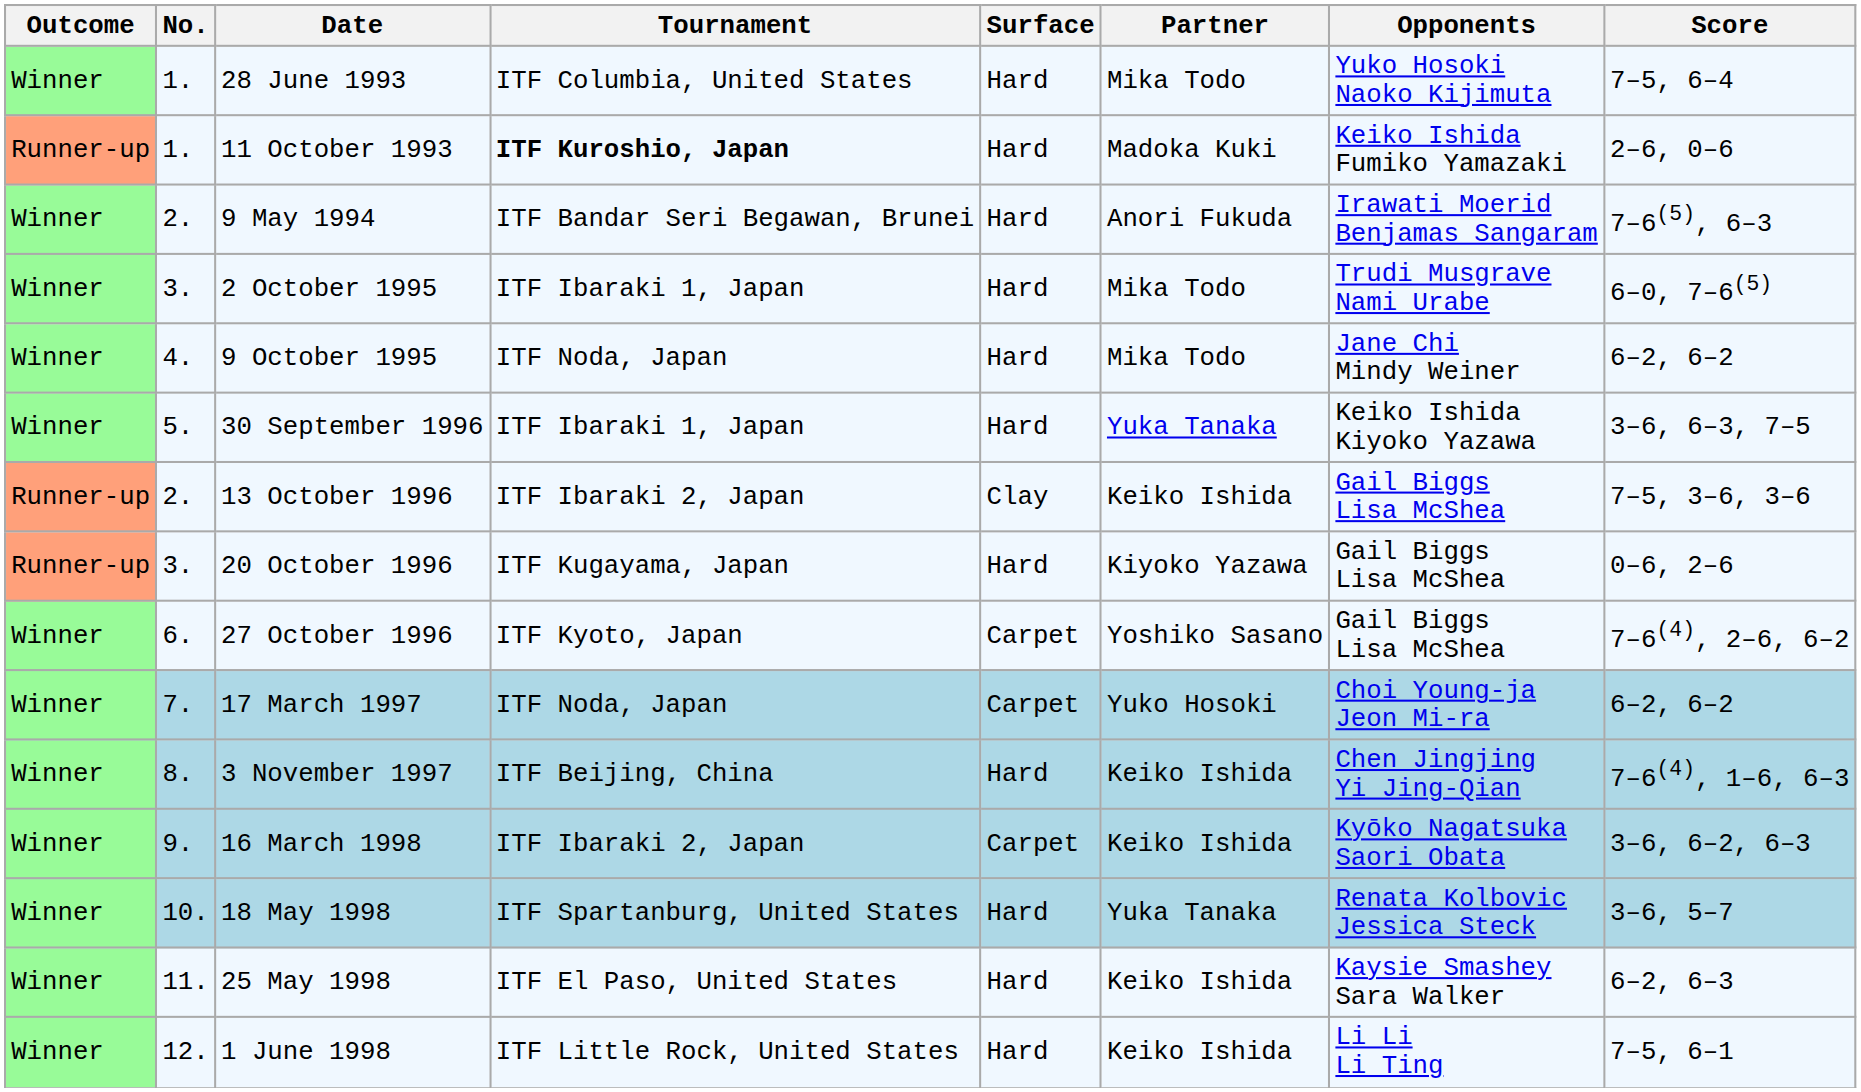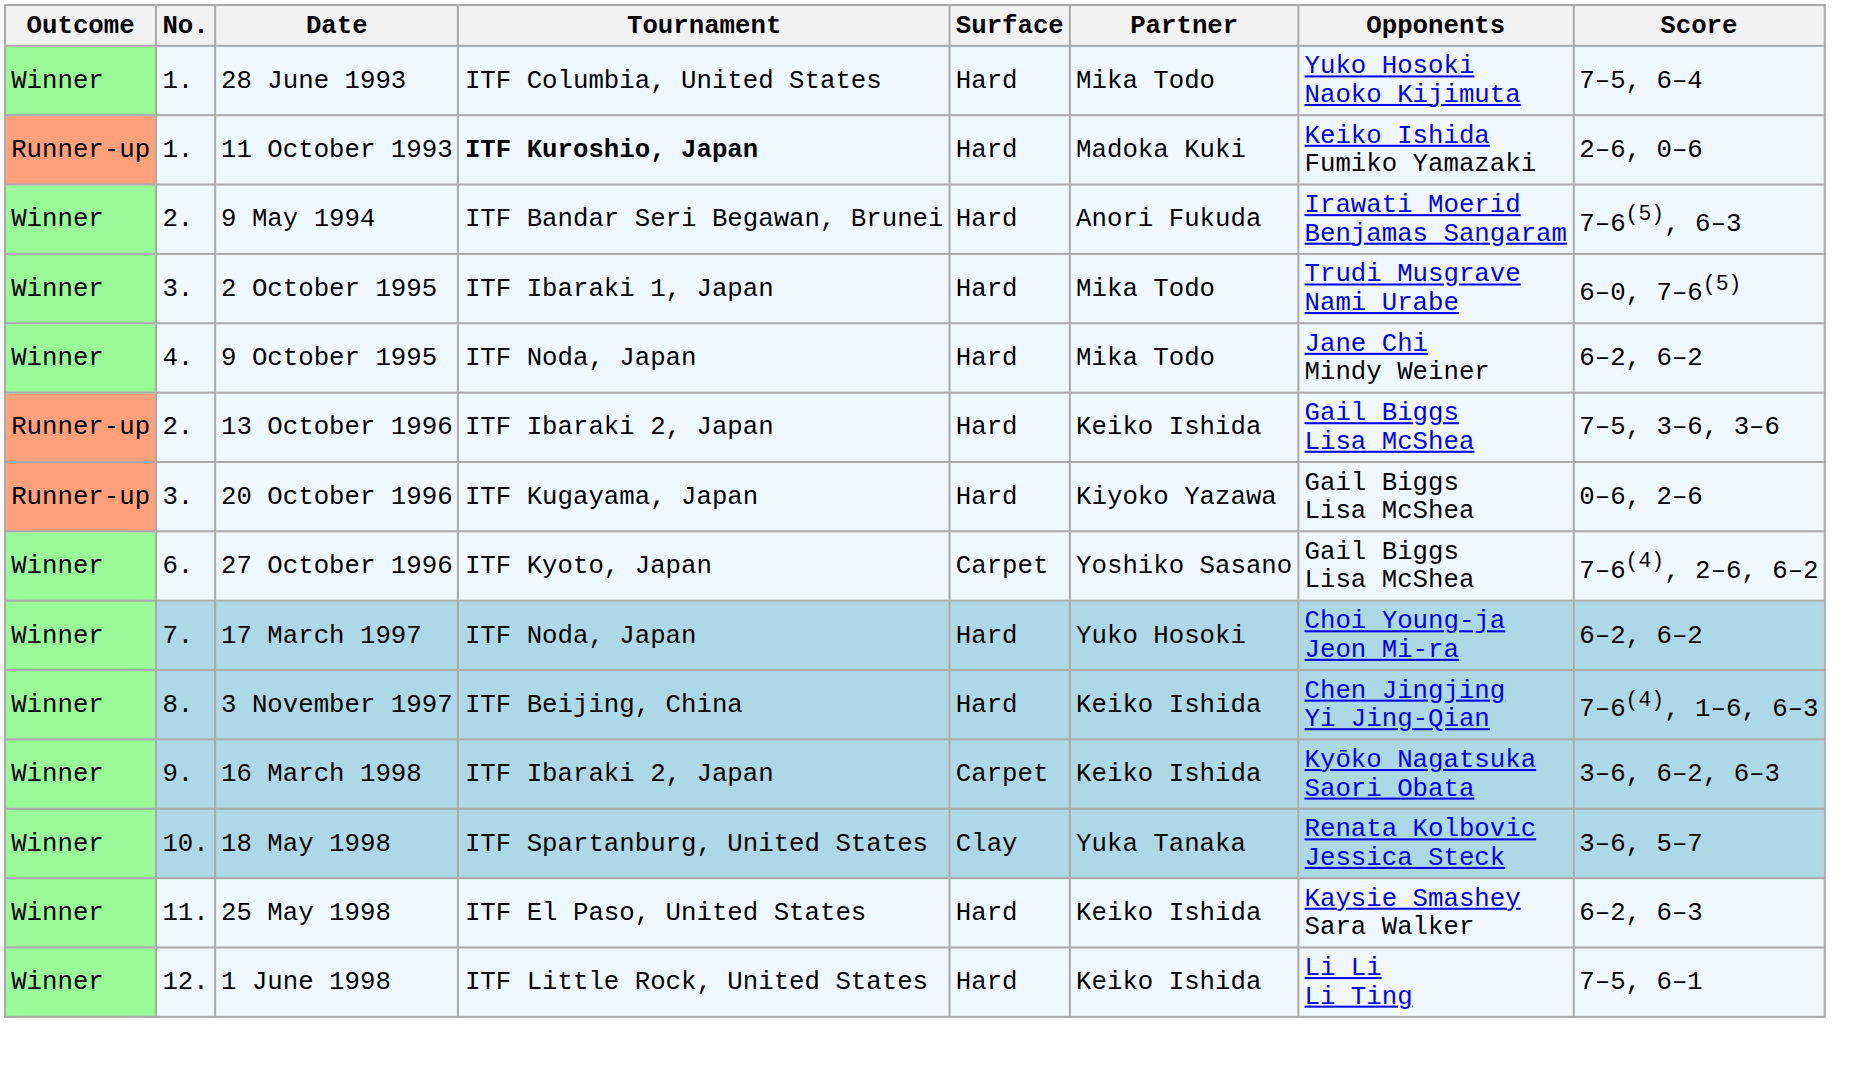- row: (352, 427)
(1017, 497) Clay -> (987, 427) Hard
(1033, 705) Carpet -> (987, 636) Hard
(1017, 913) Hard -> (987, 844) Clay
